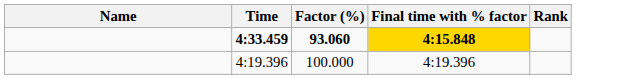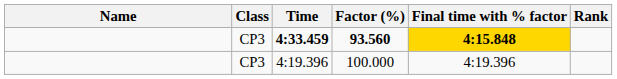+ column: (252, 16)
(330, 39) 93.060 -> (370, 39) 93.560
